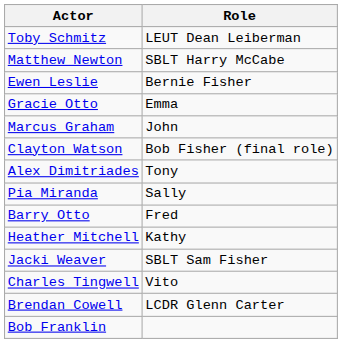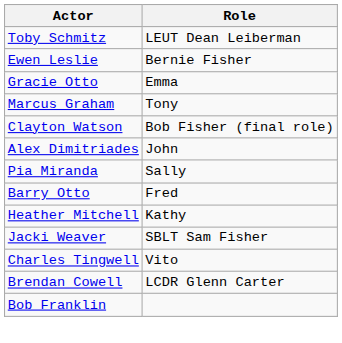- row: (65, 60)
(162, 127) John -> (162, 105) Tony
(162, 171) Tony -> (162, 149) John
